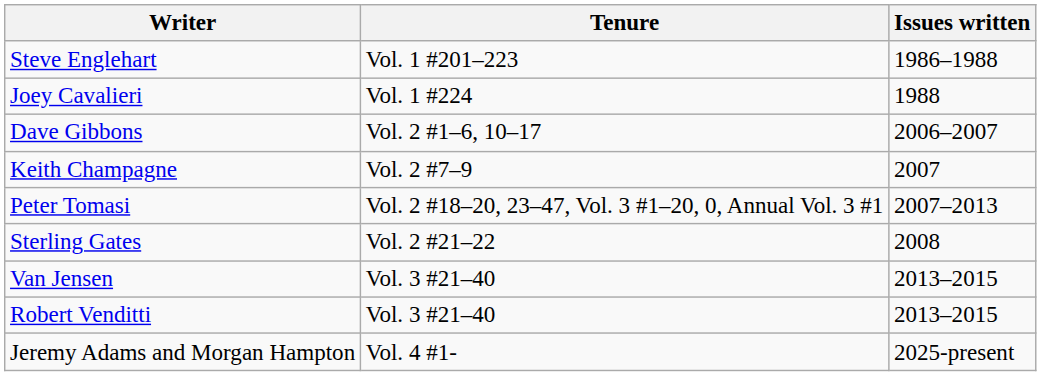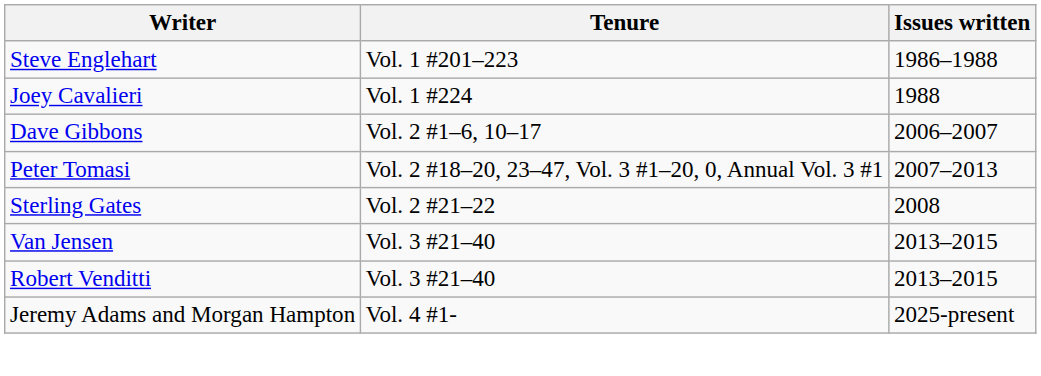- row: (94, 168)
